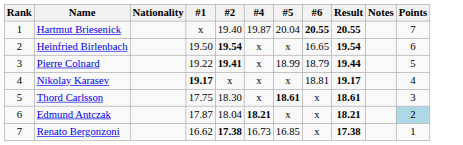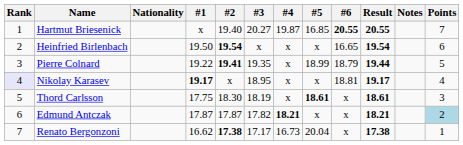+ column: (259, 13)
(288, 30) 20.04 -> (317, 30) 16.85
(19, 81) no background -> (19, 81) lavender background
(230, 115) 18.04 -> (230, 115) 17.87
(288, 132) 16.85 -> (317, 132) 20.04
